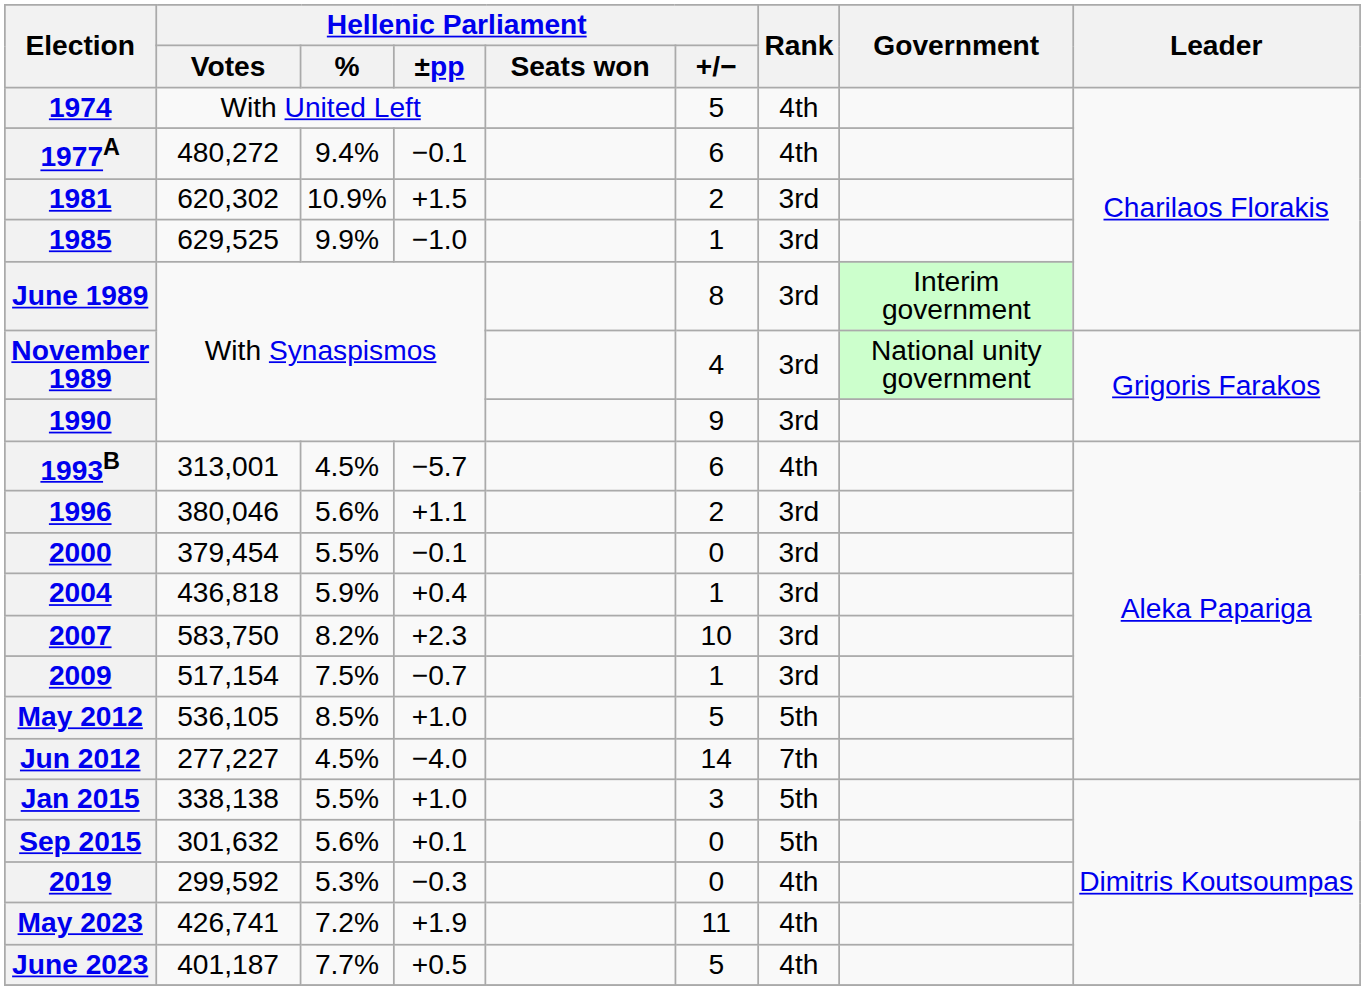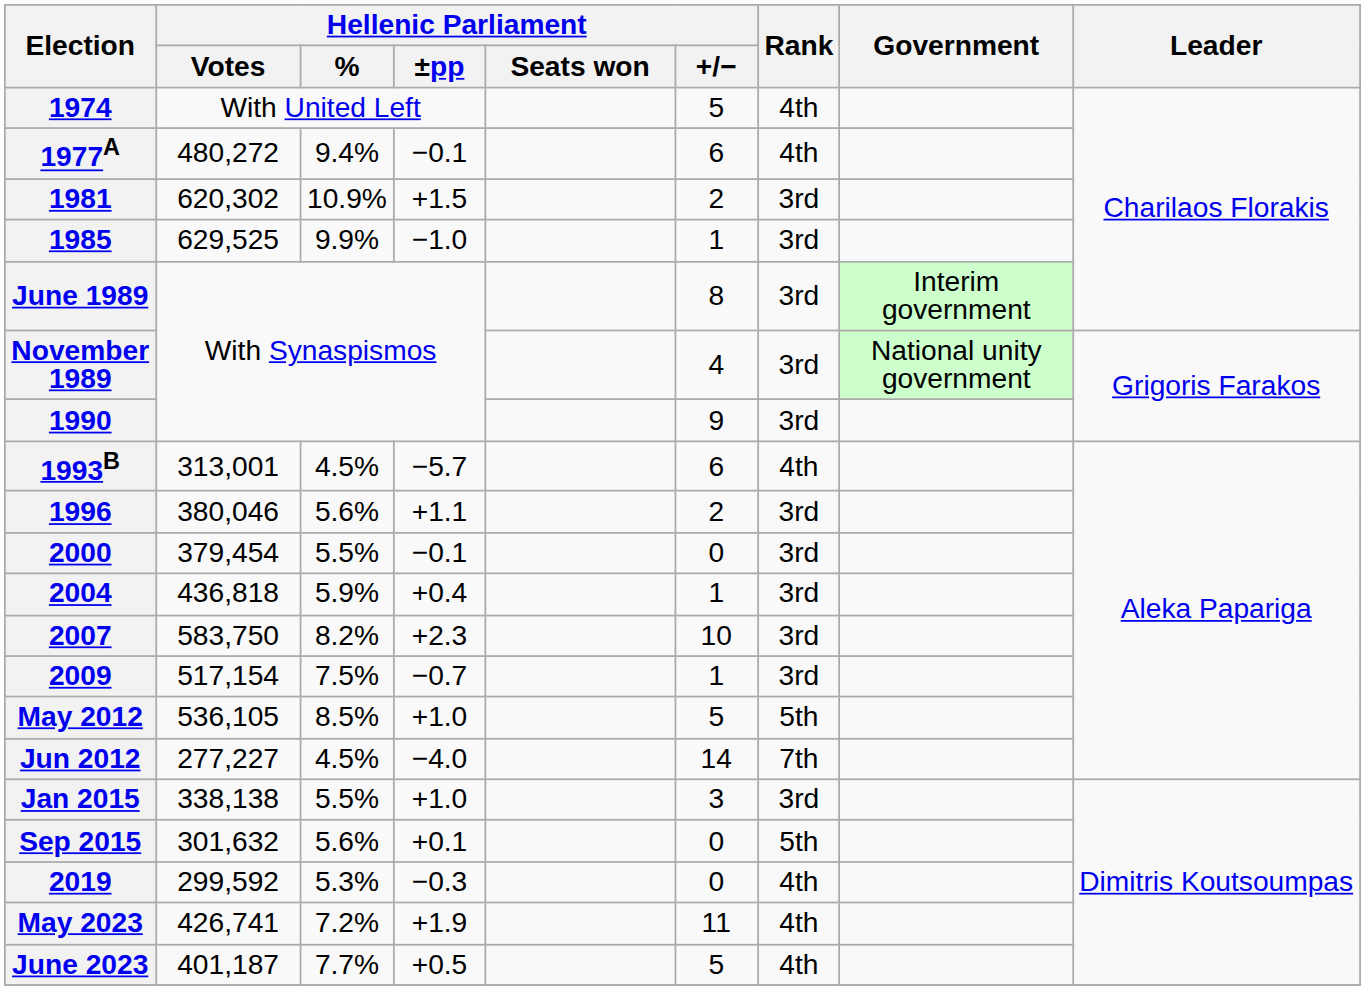(799, 799) 5th -> (799, 799) 3rd
